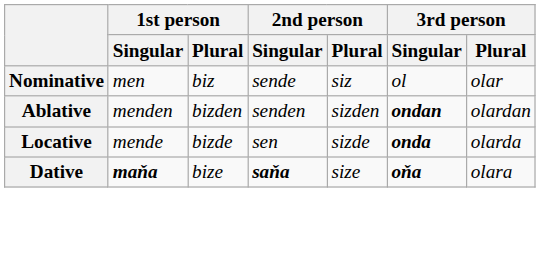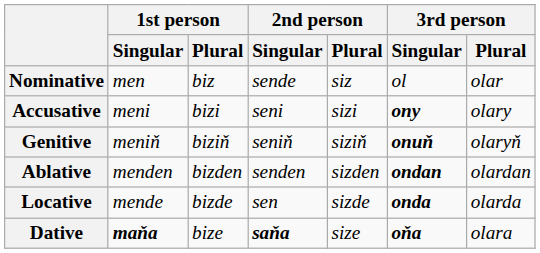+ row: (56, 111)
+ row: (56, 141)
